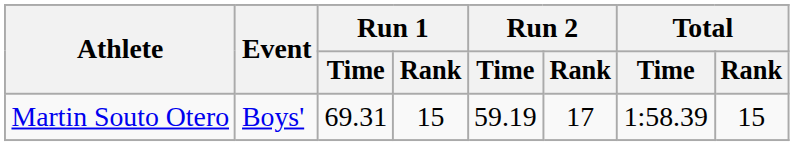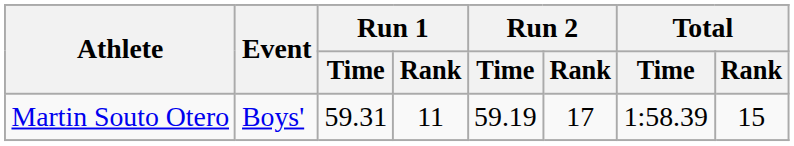(356, 117) 69.31 -> (356, 117) 59.31
(431, 117) 15 -> (431, 117) 11
